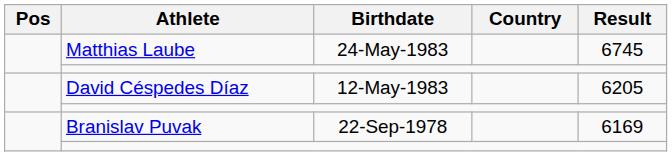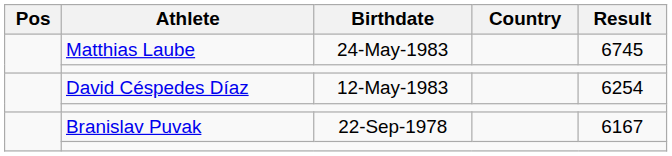(622, 88) 6205 -> (622, 88) 6254
(622, 126) 6169 -> (622, 126) 6167
